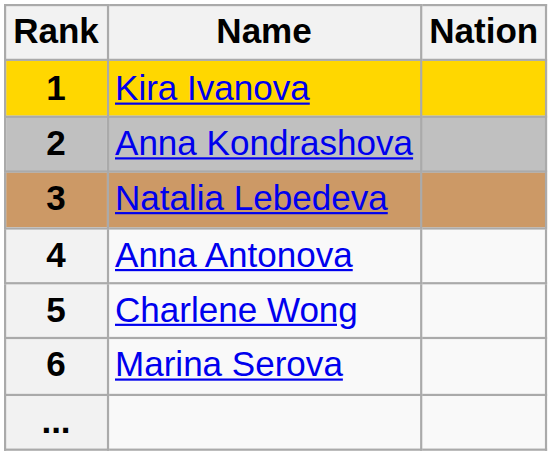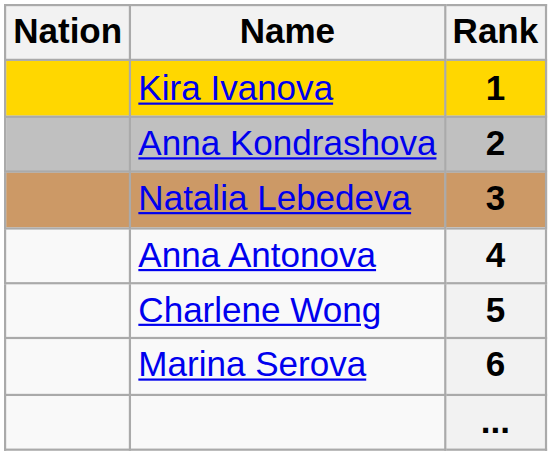columns swapped: (56, 32) <-> (484, 32)
